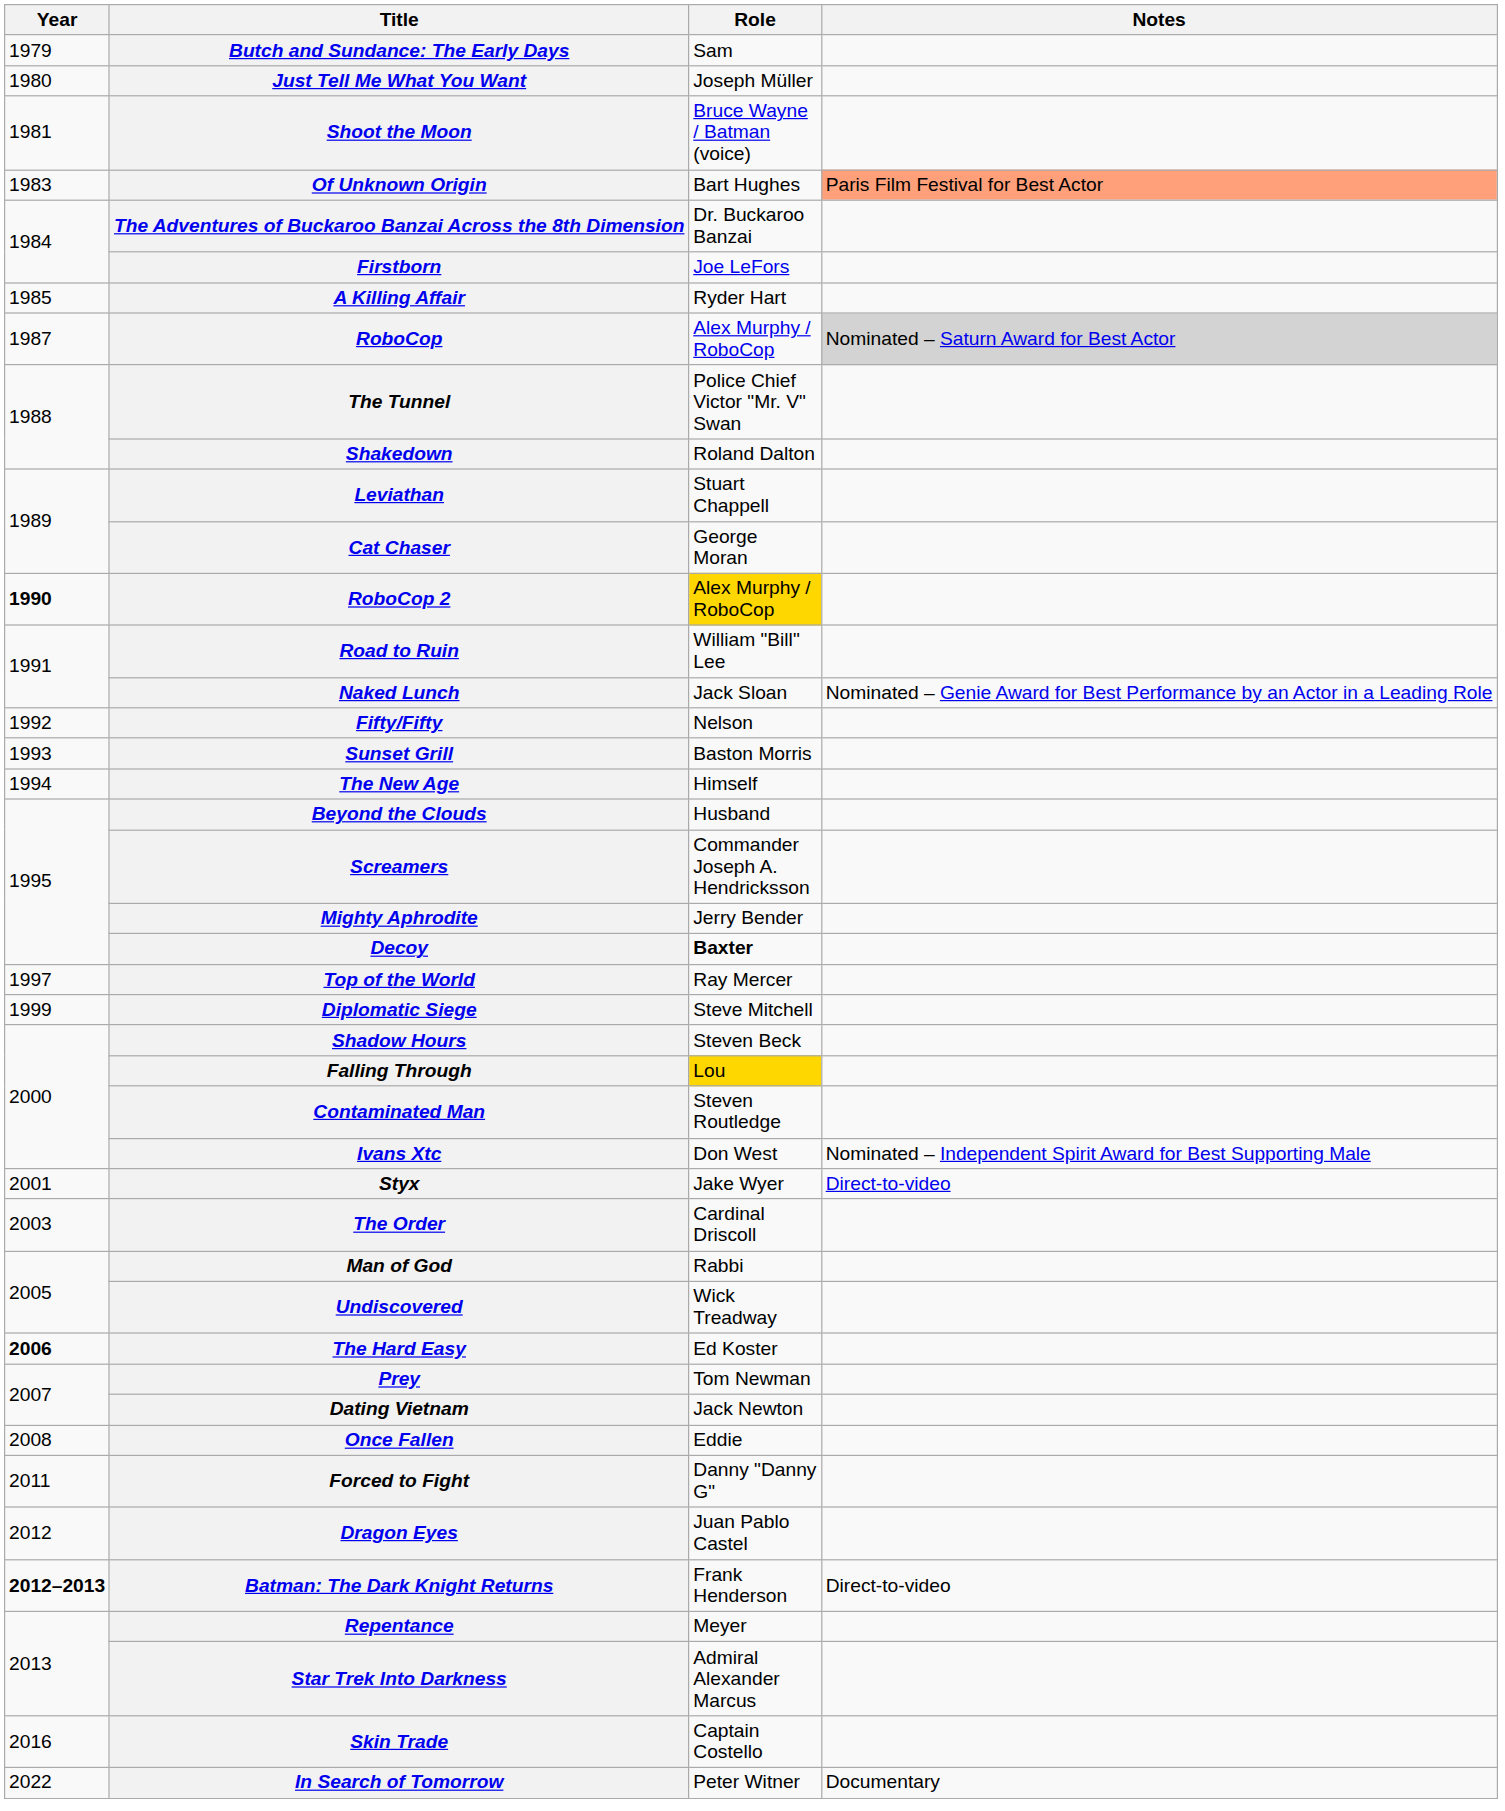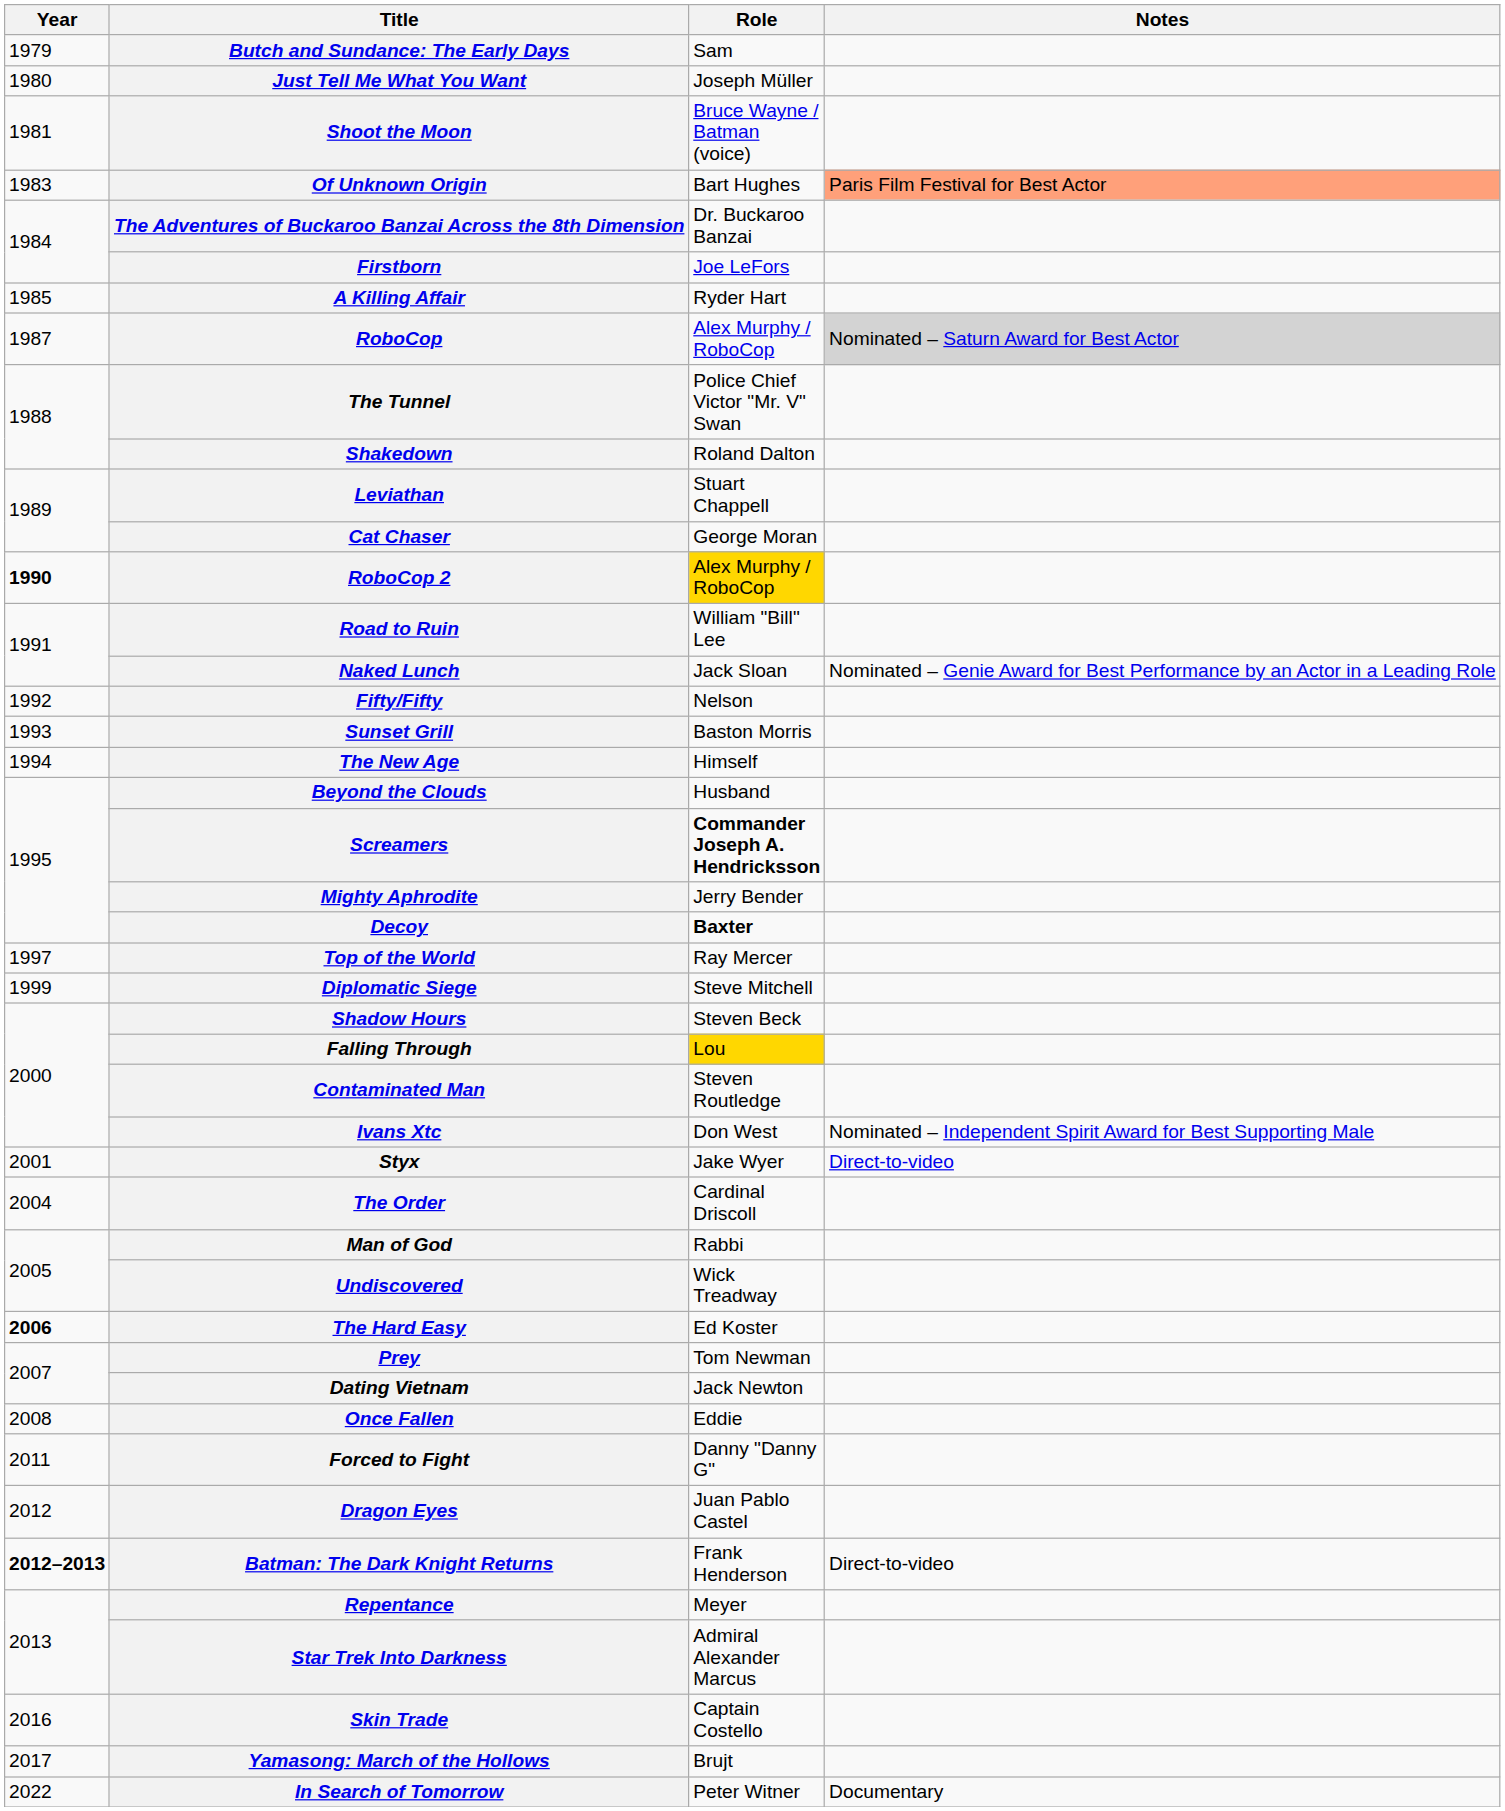(751, 866) normal -> (757, 844) bold
(30, 1224) 2003 -> (30, 1203) 2004
+ row: (399, 1761)
